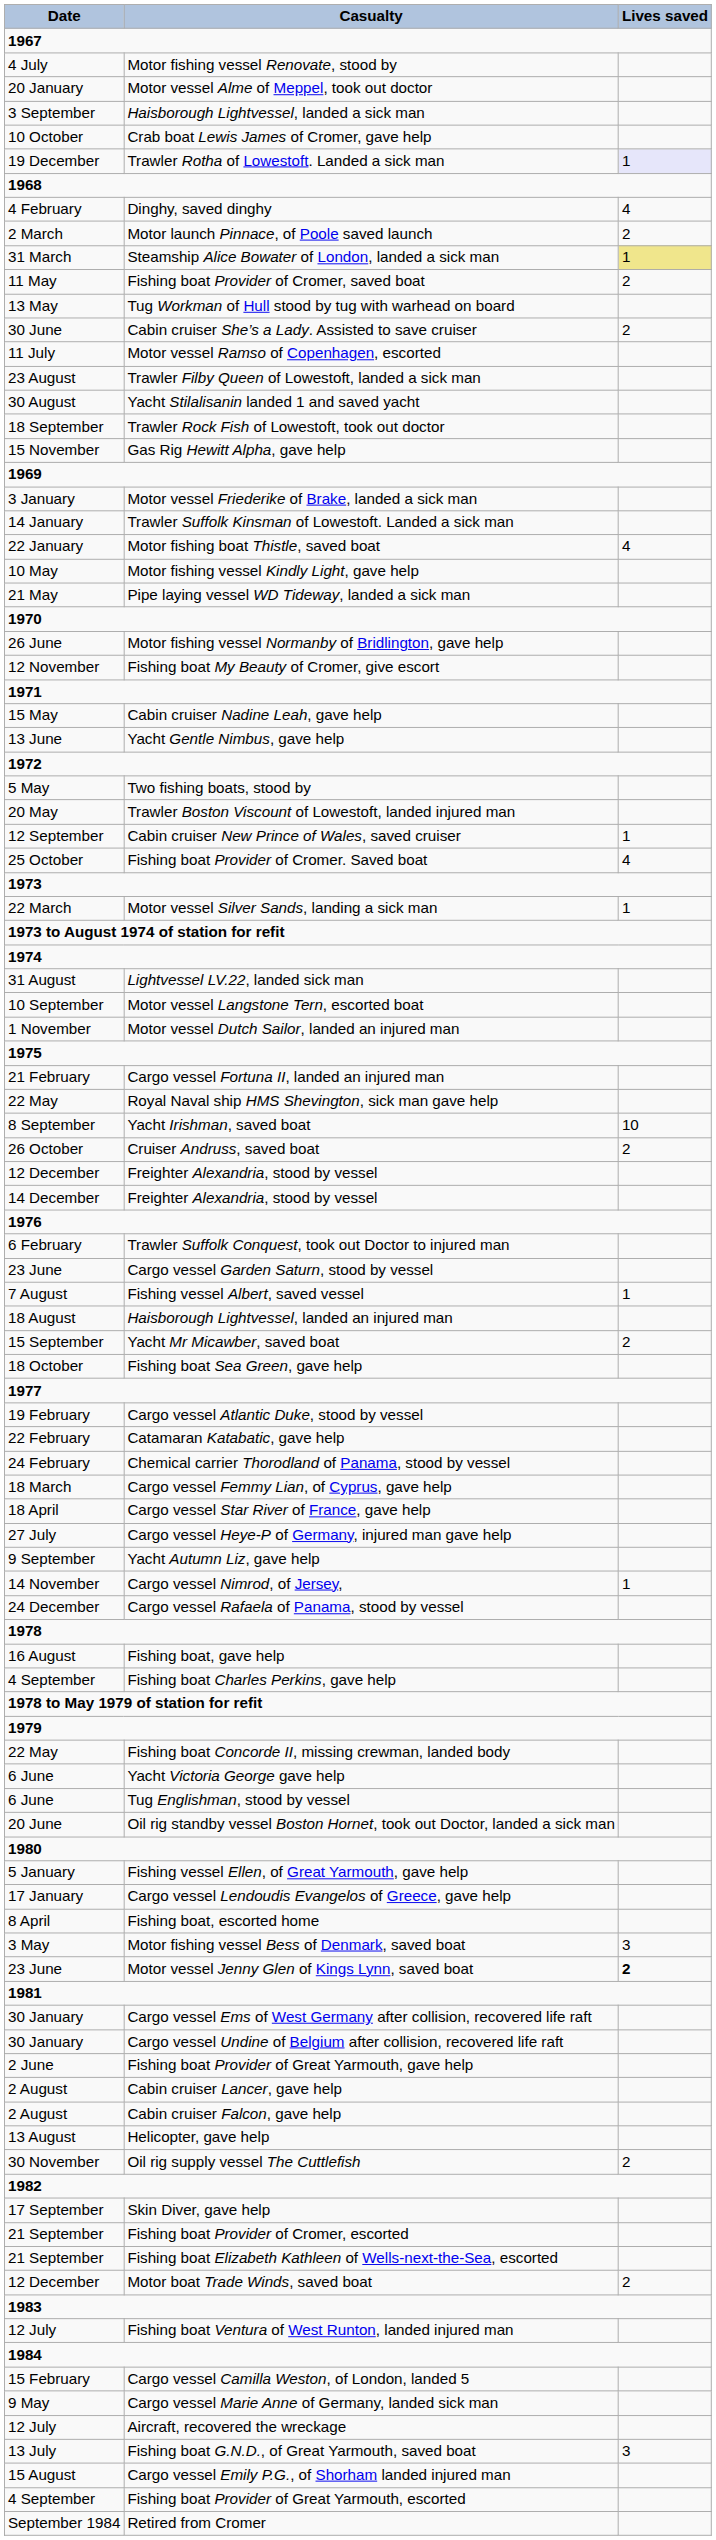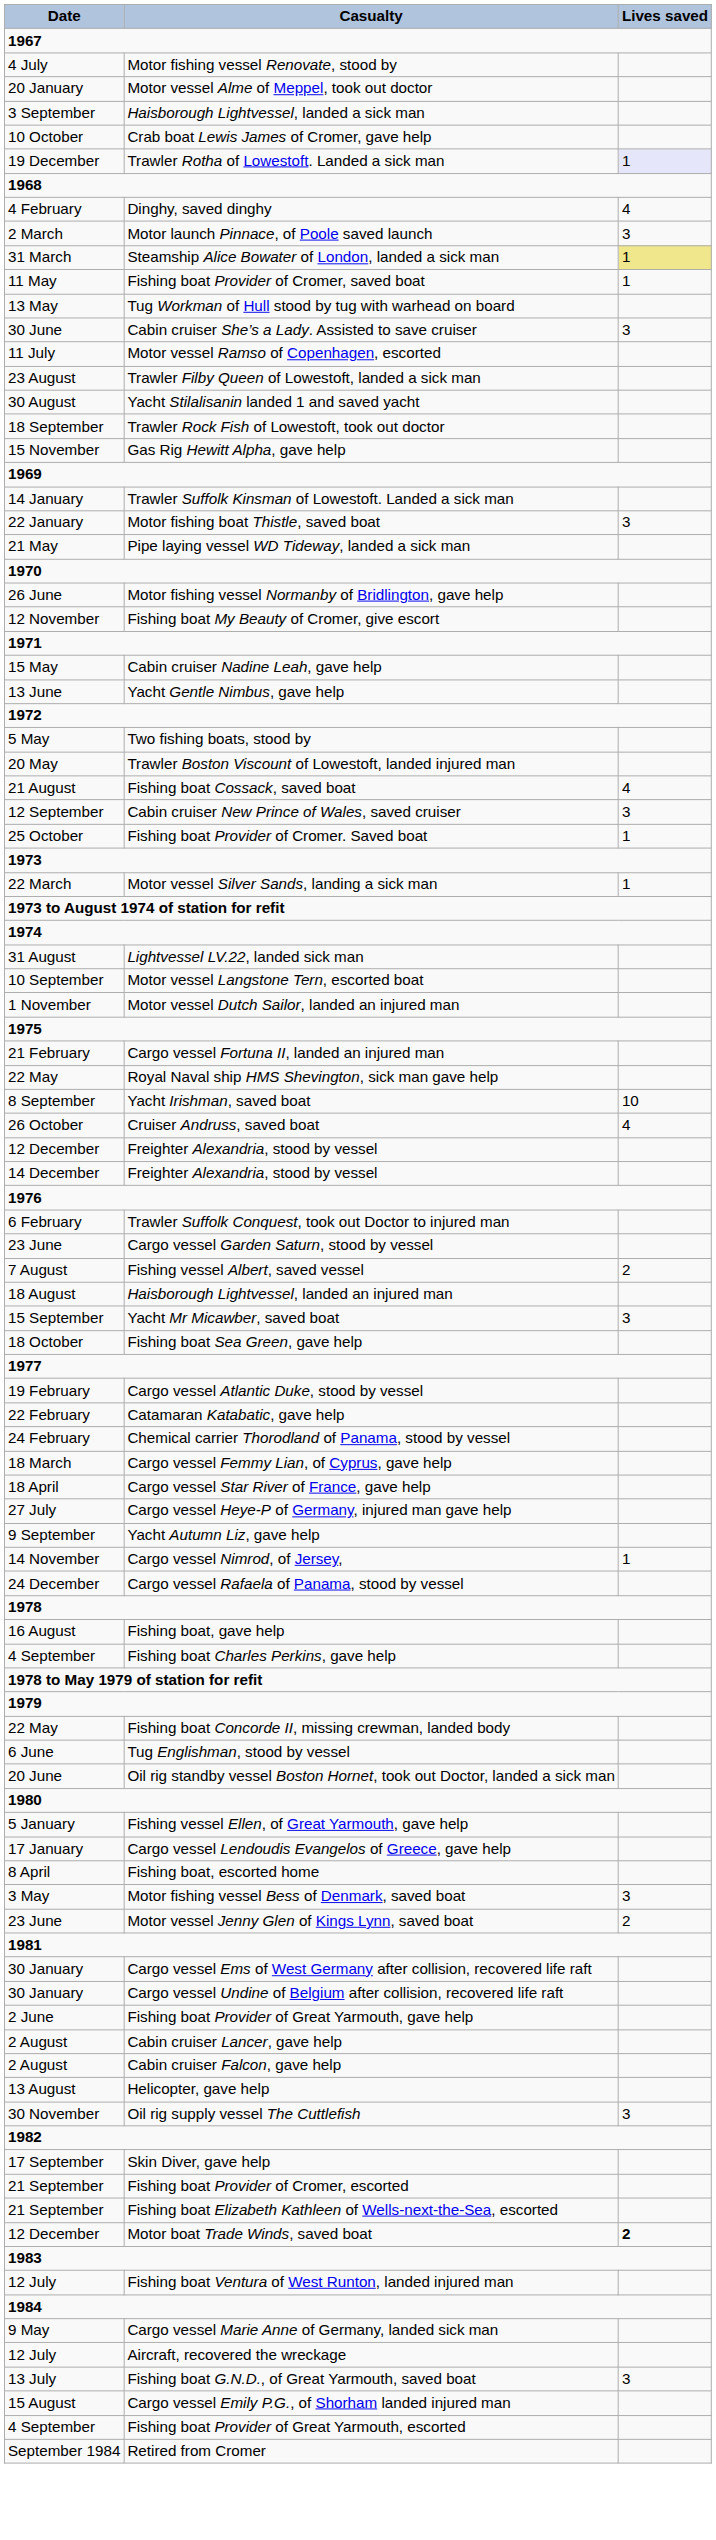(626, 233) 2 -> (626, 233) 3
(626, 281) 2 -> (626, 281) 1
(626, 329) 2 -> (626, 329) 3
- row: (41, 498)
(626, 546) 4 -> (626, 522) 3
- row: (33, 570)
+ row: (42, 787)
(626, 836) 1 -> (626, 812) 3
(626, 860) 4 -> (626, 836) 1
(626, 1149) 2 -> (626, 1125) 4
(626, 1294) 1 -> (626, 1270) 2
(626, 1342) 2 -> (626, 1318) 3
- row: (31, 1776)
(626, 1969) bold -> (626, 1920) normal
(626, 2162) 2 -> (626, 2113) 3
(626, 2282) normal -> (626, 2234) bold
- row: (49, 2378)
